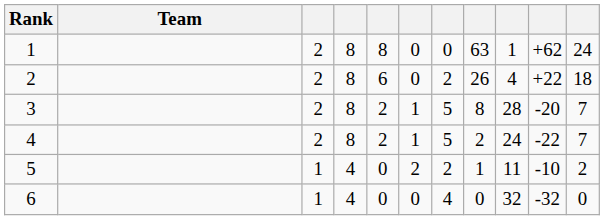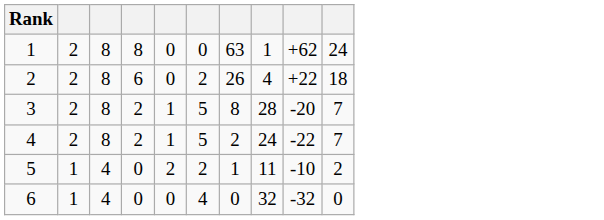- column: (180, 19)
